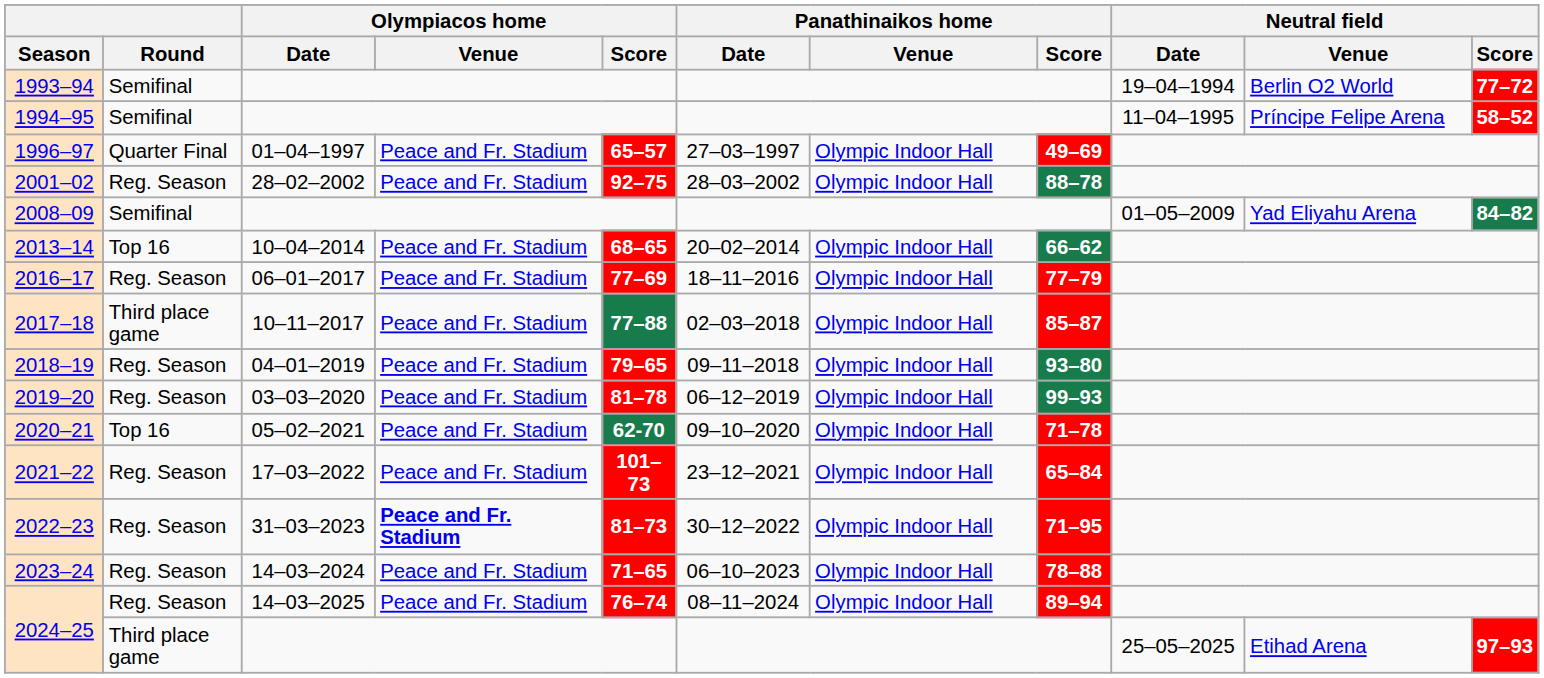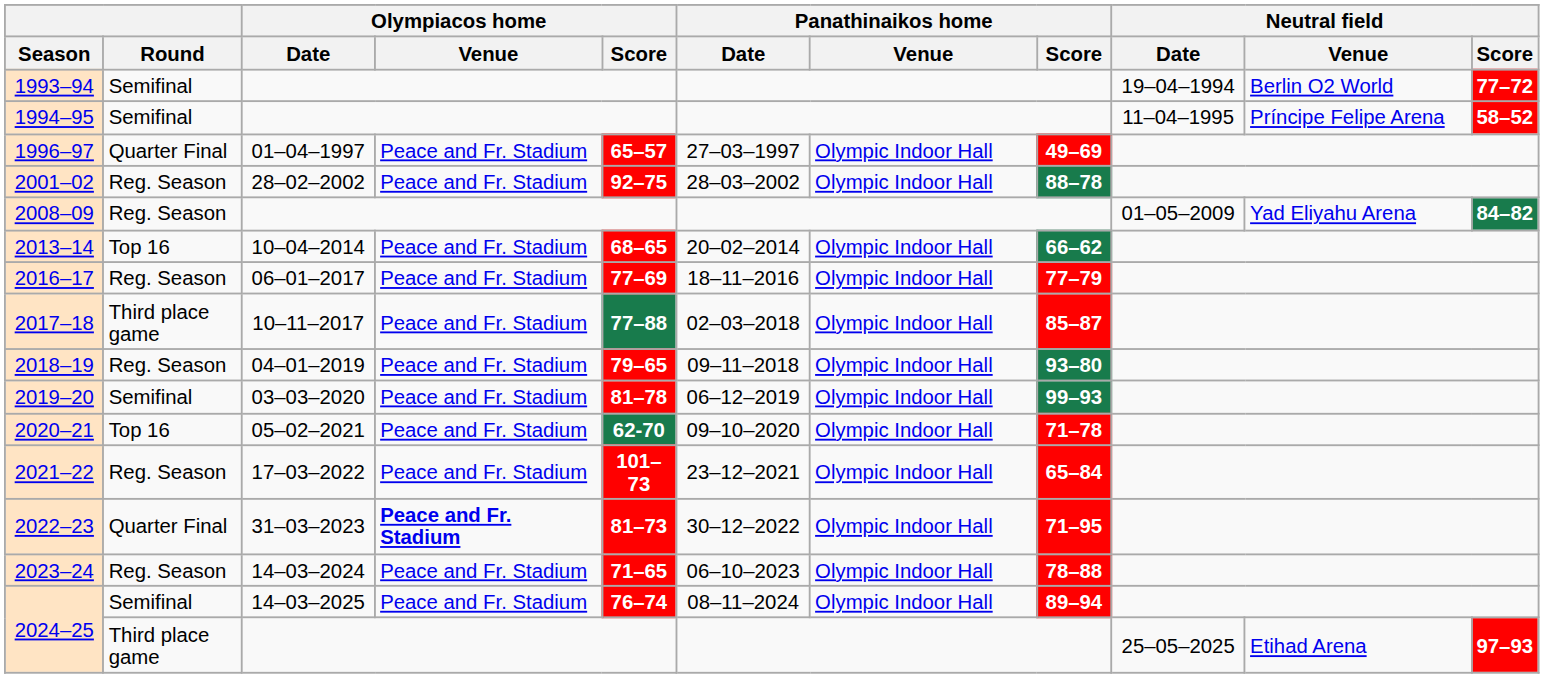(150, 214) Semifinal -> (167, 214) Reg. Season
(167, 397) Reg. Season -> (150, 397) Semifinal
(167, 527) Reg. Season -> (168, 527) Quarter Final
(167, 602) Reg. Season -> (150, 602) Semifinal
